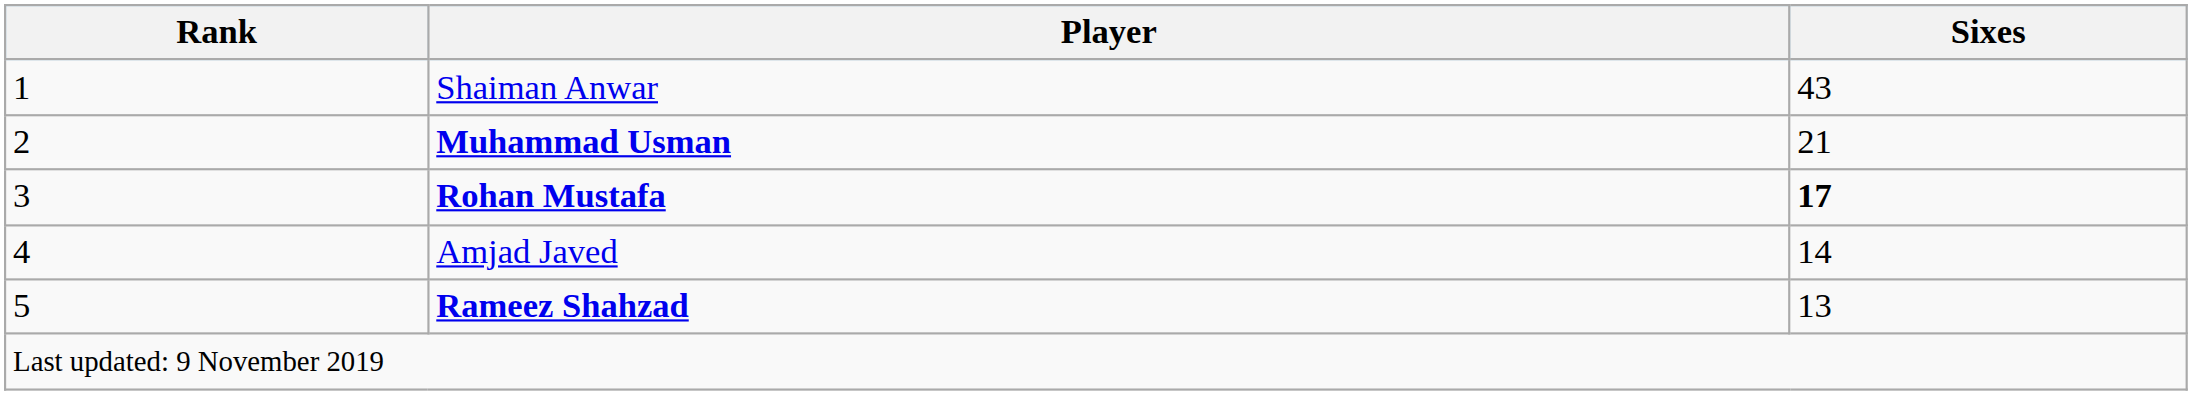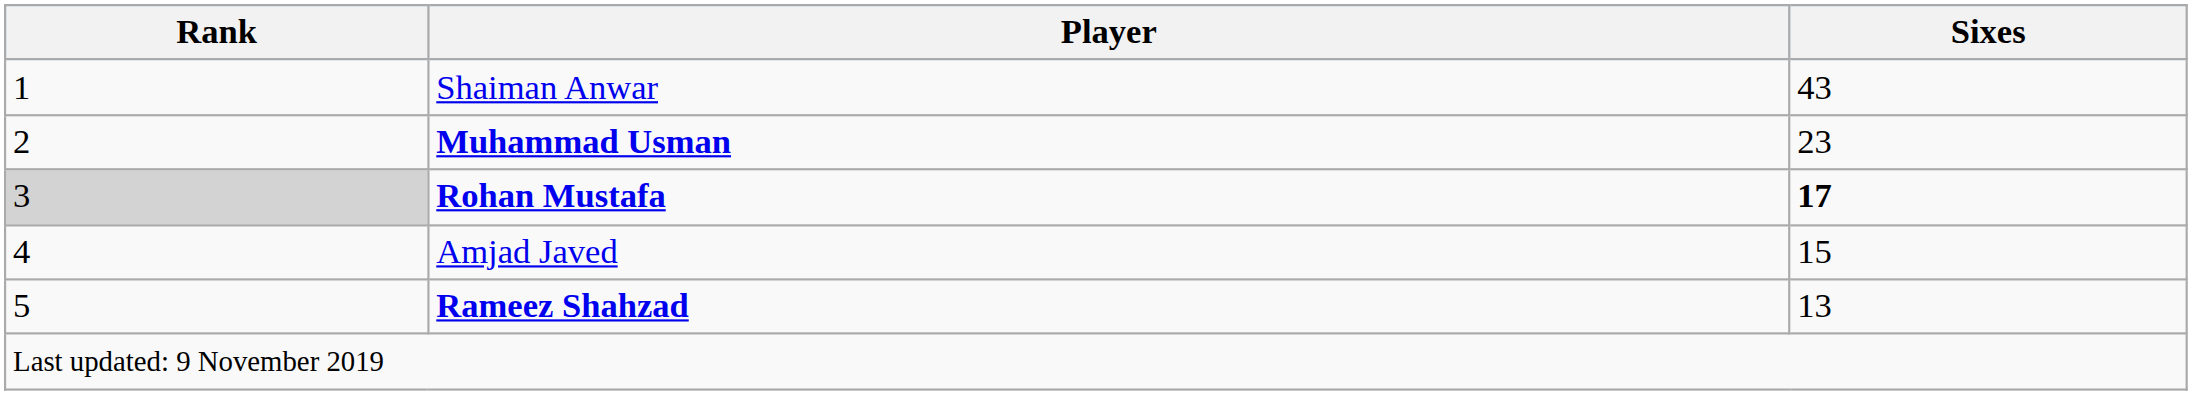(1814, 141) 21 -> (1814, 141) 23
(22, 196) no background -> (22, 196) lightgrey background
(1814, 251) 14 -> (1814, 251) 15
